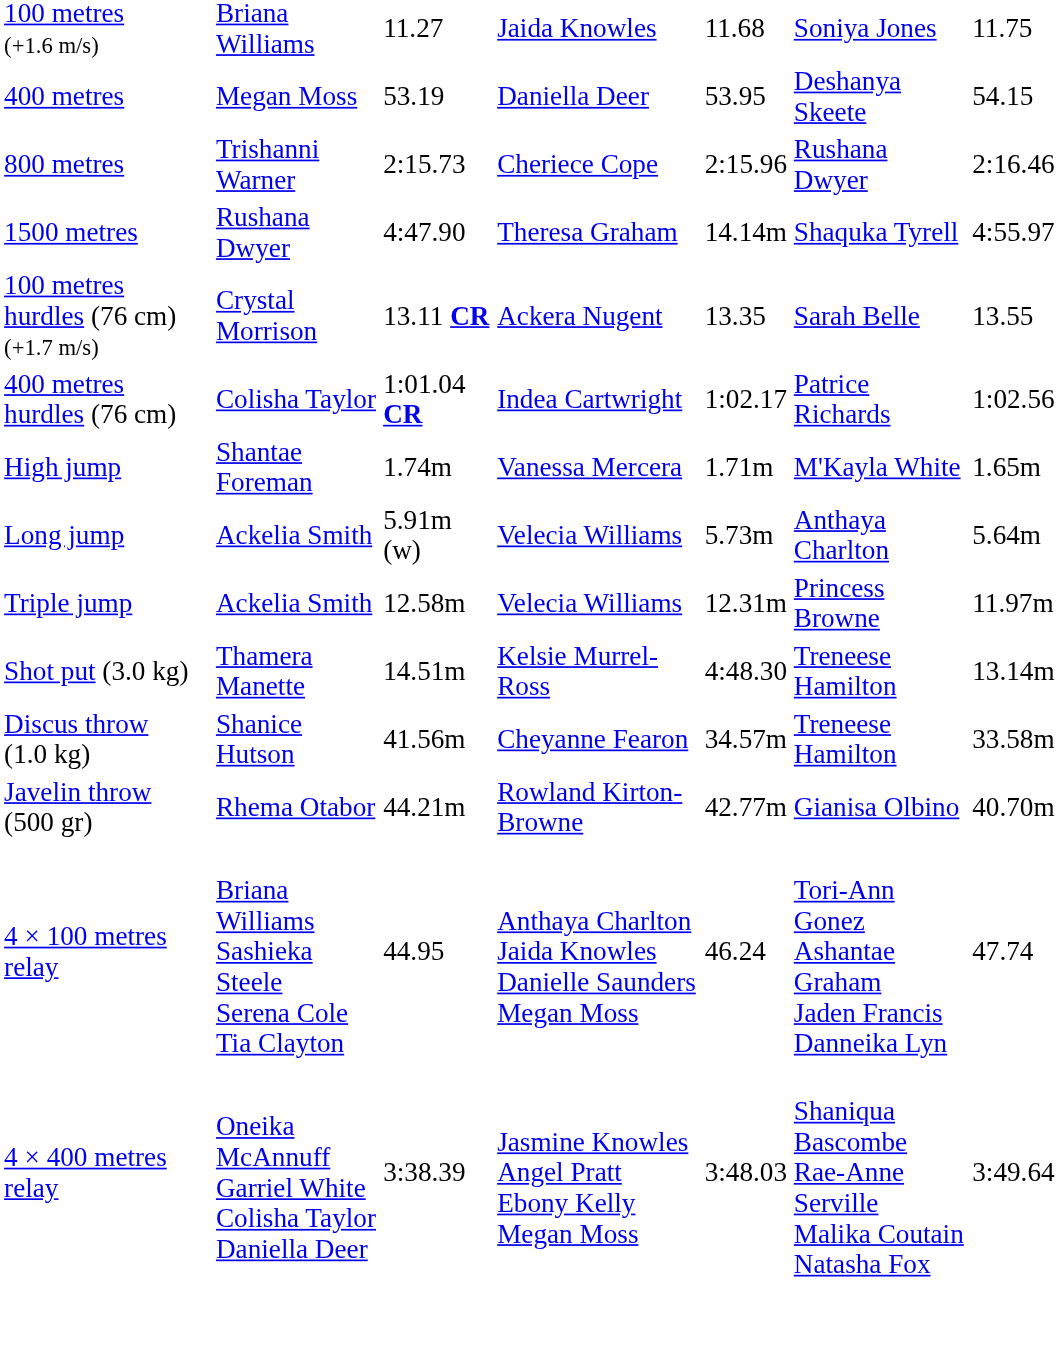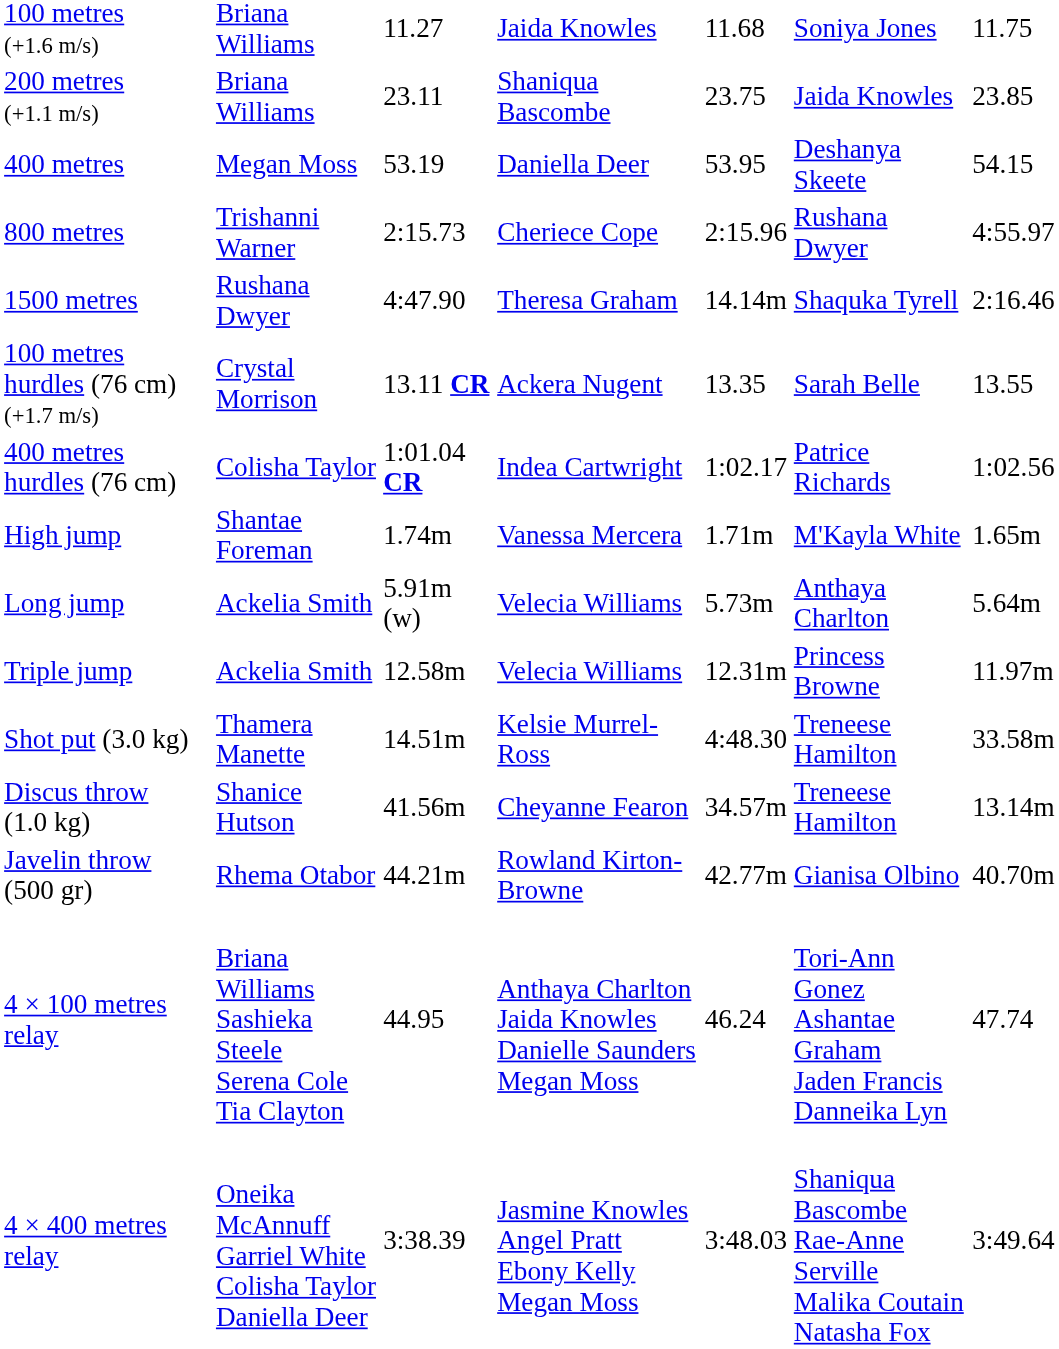+ row: (64, 96)
(1013, 164) 2:16.46 -> (1013, 232) 4:55.97
(1013, 232) 4:55.97 -> (1013, 300) 2:16.46
(1013, 670) 13.14m -> (1013, 738) 33.58m
(1013, 738) 33.58m -> (1013, 806) 13.14m
